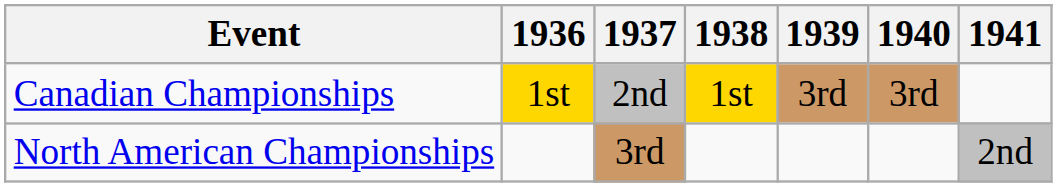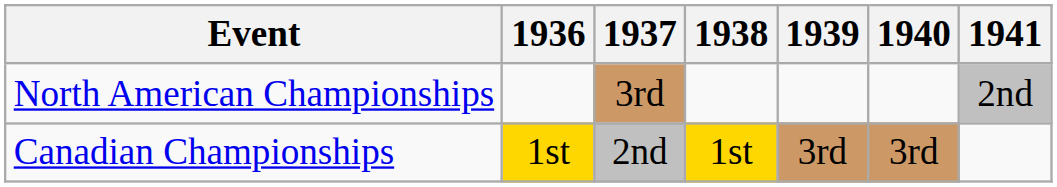rows swapped: (254, 151) <-> (204, 92)
